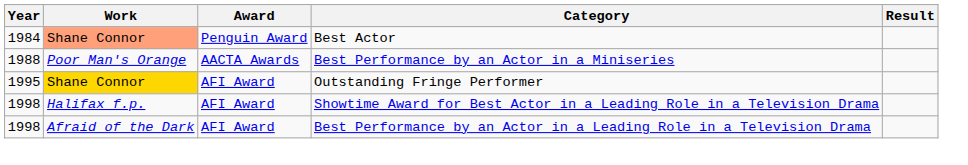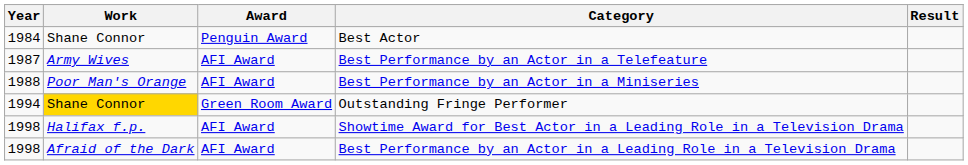(96, 38) lightsalmon background -> (96, 38) no background
+ row: (523, 60)
(250, 60) AACTA Awards -> (238, 82) AFI Award
(24, 82) 1995 -> (24, 105) 1994
(238, 82) AFI Award -> (267, 105) Green Room Award
